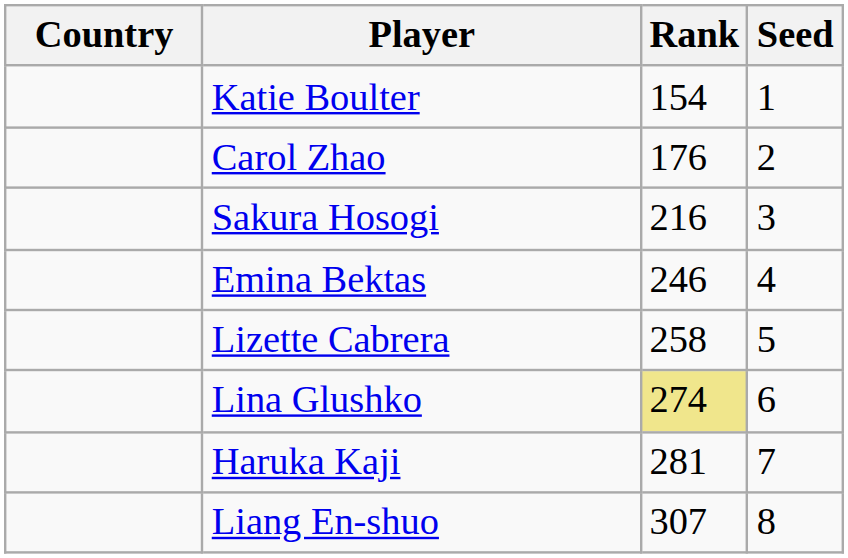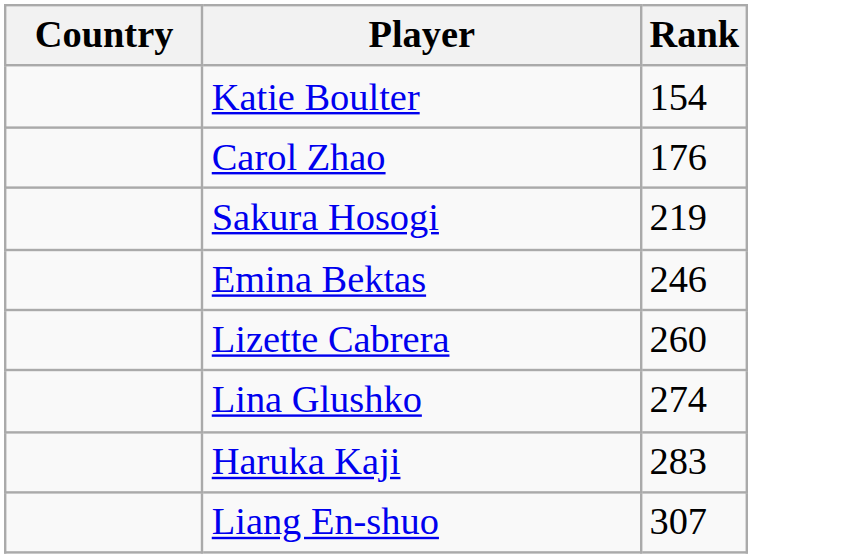- column: (795, 34)
(678, 217) 216 -> (678, 217) 219
(678, 339) 258 -> (678, 339) 260
(678, 400) khaki background -> (678, 400) no background
(678, 461) 281 -> (678, 461) 283
